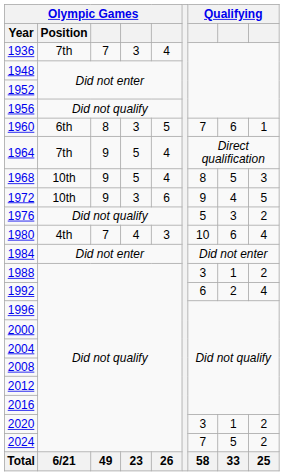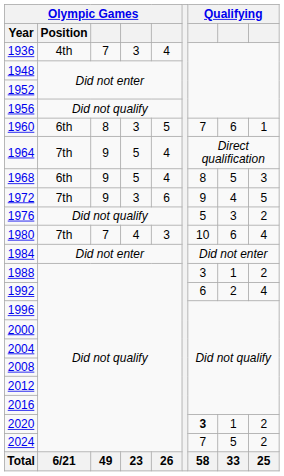(64, 52) 7th -> (64, 52) 4th
(64, 179) 10th -> (64, 179) 6th
(64, 197) 10th -> (64, 197) 7th
(64, 235) 4th -> (64, 235) 7th
(203, 424) normal -> (203, 424) bold
